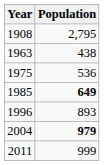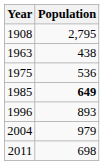(87, 131) bold -> (87, 131) normal
(87, 150) 999 -> (87, 150) 698
